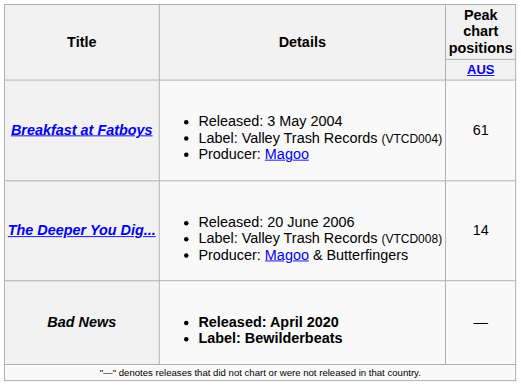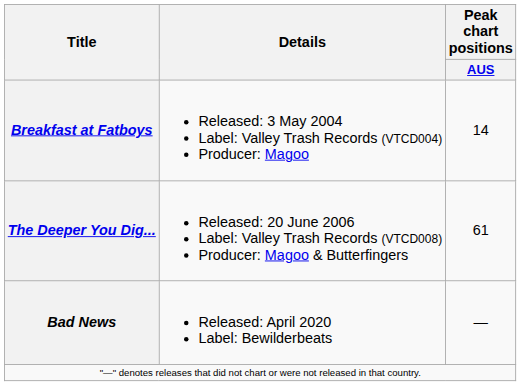(481, 130) 61 -> (481, 130) 14
(481, 230) 14 -> (481, 230) 61
(302, 331) bold -> (302, 331) normal
